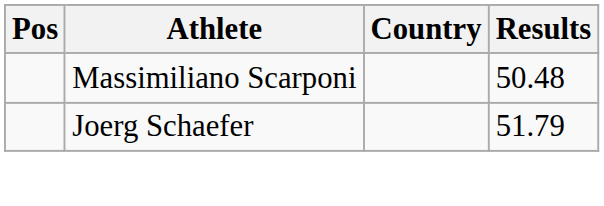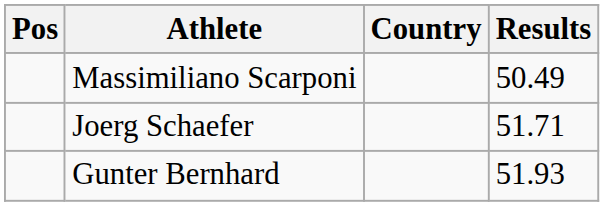(530, 77) 50.48 -> (530, 77) 50.49
(530, 126) 51.79 -> (530, 126) 51.71
+ row: (176, 175)
